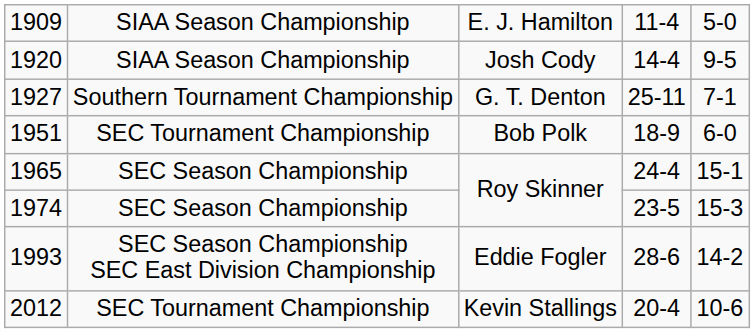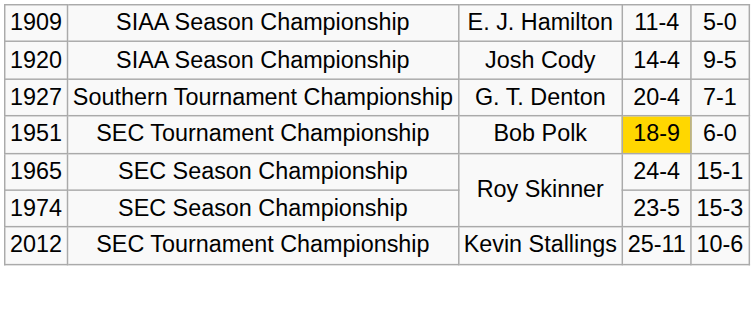(657, 97) 25-11 -> (657, 97) 20-4
(657, 134) no background -> (657, 134) gold background
- row: (36, 258)
(657, 308) 20-4 -> (657, 245) 25-11
